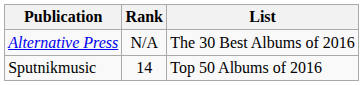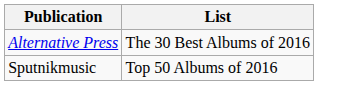- column: (144, 17)
